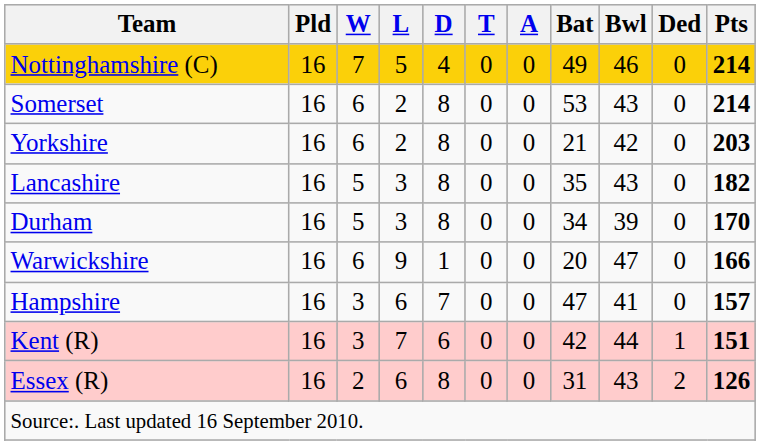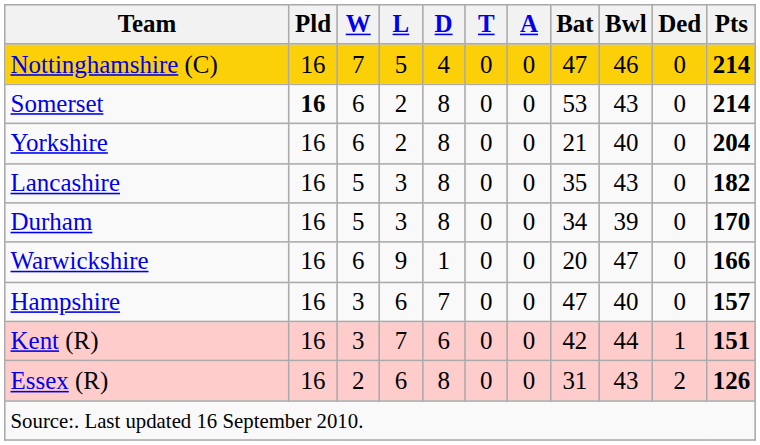(575, 63) 49 -> (575, 63) 47
(313, 103) normal -> (313, 103) bold
(626, 143) 42 -> (626, 143) 40
(731, 143) 203 -> (731, 143) 204
(626, 301) 41 -> (626, 301) 40
